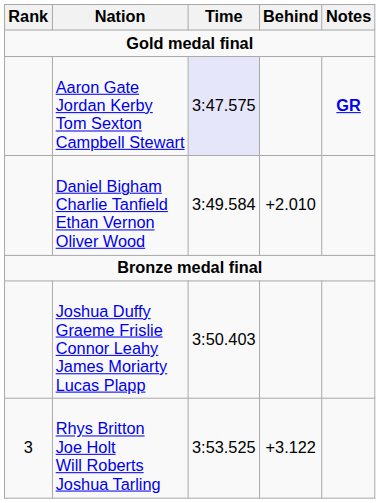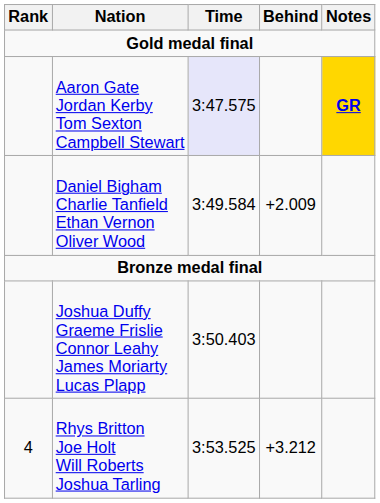(349, 105) no background -> (349, 105) gold background
(291, 205) +2.010 -> (291, 205) +2.009
(28, 448) 3 -> (28, 448) 4
(291, 448) +3.122 -> (291, 448) +3.212
